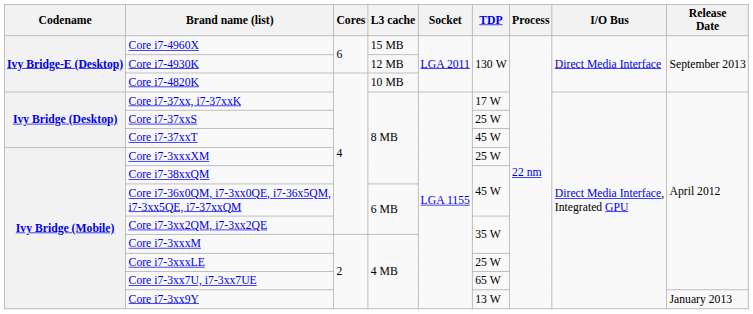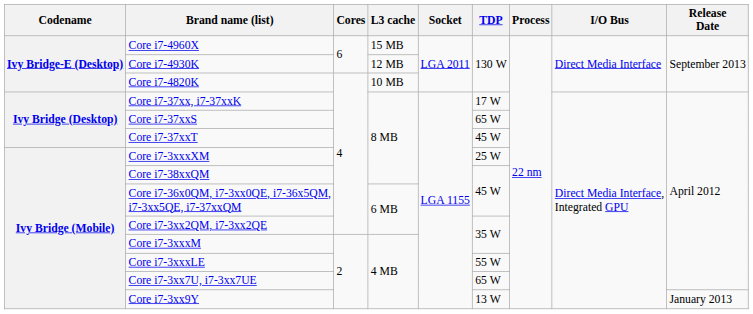(488, 119) 25 W -> (488, 119) 65 W
(488, 262) 25 W -> (488, 262) 55 W
